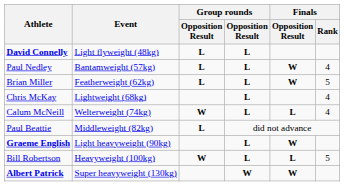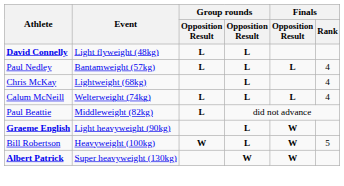(293, 67) W -> (293, 67) L
- row: (29, 82)
(202, 113) W -> (202, 97) L
(293, 158) L -> (293, 143) W
